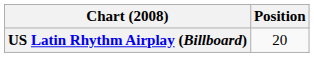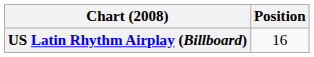(280, 40) 20 -> (280, 40) 16
